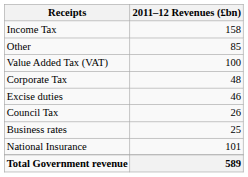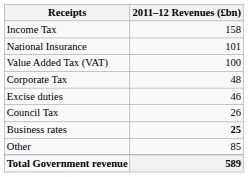rows swapped: (47, 146) <-> (19, 46)
(236, 130) normal -> (236, 130) bold
